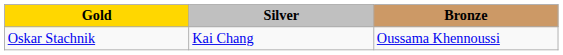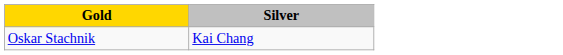- column: (466, 15)
